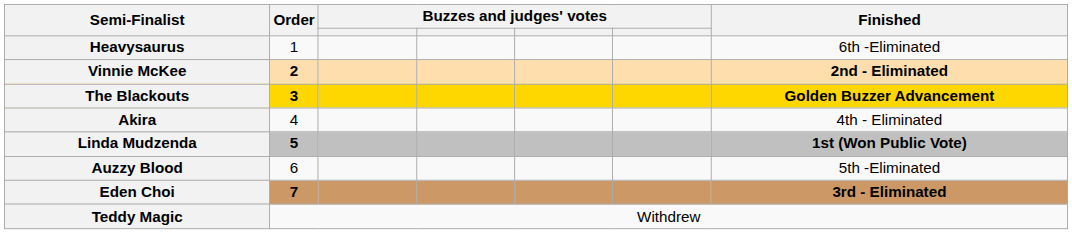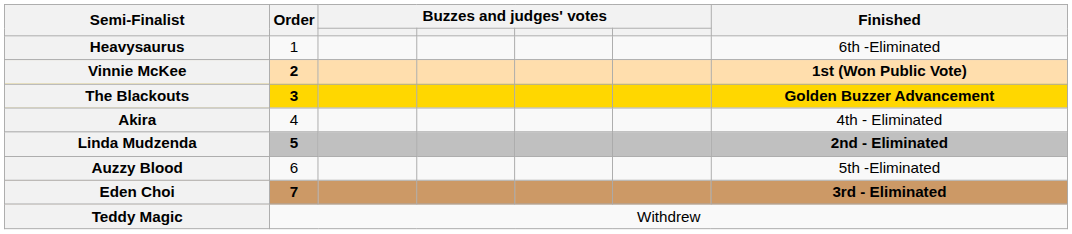(889, 71) 2nd - Eliminated -> (889, 71) 1st (Won Public Vote)
(889, 144) 1st (Won Public Vote) -> (889, 144) 2nd - Eliminated
